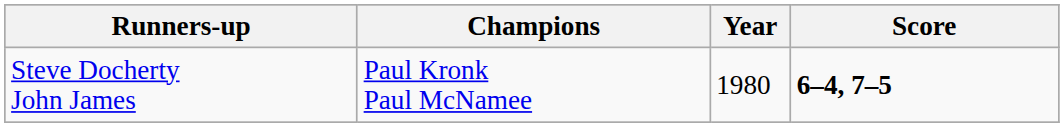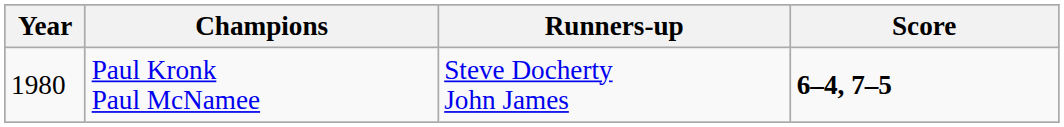columns swapped: (750, 26) <-> (181, 26)
